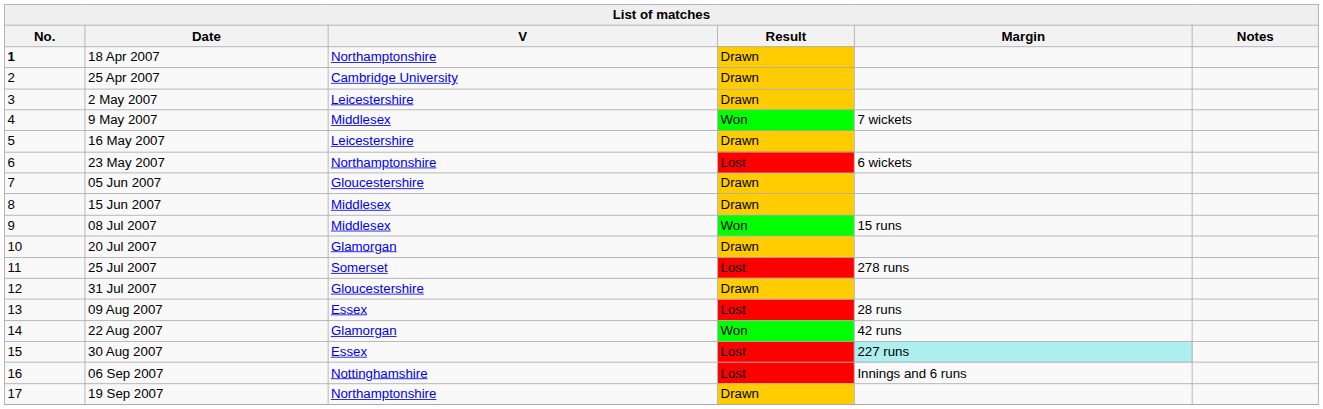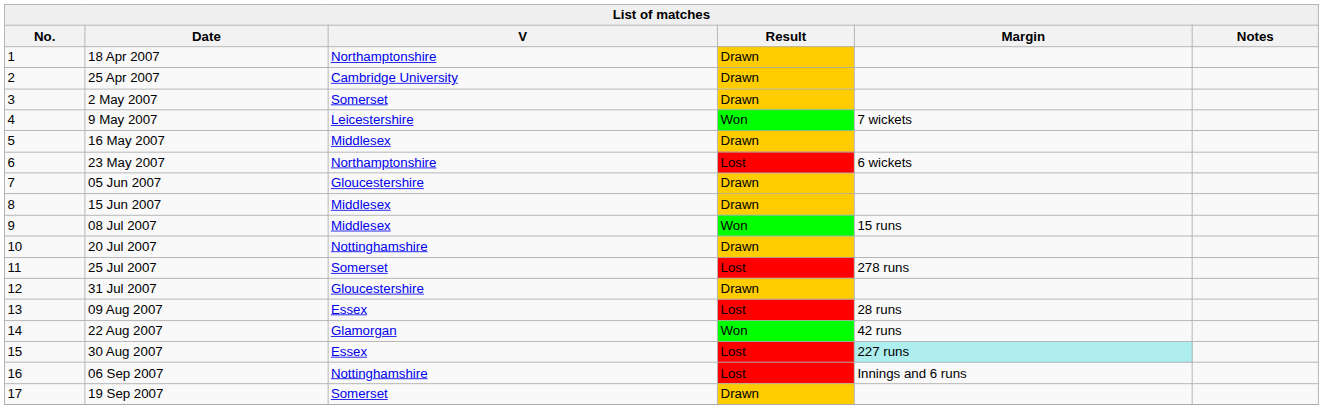(11, 57) bold -> (11, 57) normal
(372, 99) Leicestershire -> (359, 99) Somerset
(361, 120) Middlesex -> (372, 120) Leicestershire
(372, 141) Leicestershire -> (361, 141) Middlesex
(364, 246) Glamorgan -> (379, 246) Nottinghamshire
(384, 394) Northamptonshire -> (359, 394) Somerset
